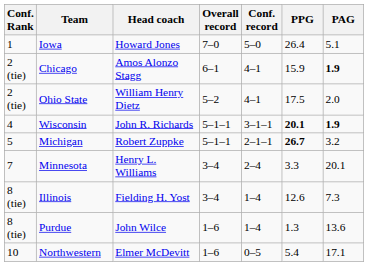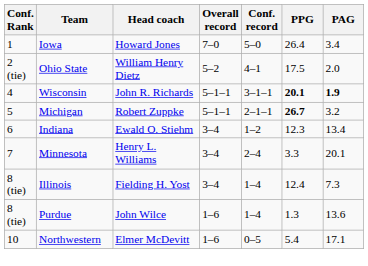(333, 44) 5.1 -> (333, 44) 3.4
- row: (58, 68)
+ row: (56, 129)
(295, 197) 12.6 -> (295, 184) 12.4
